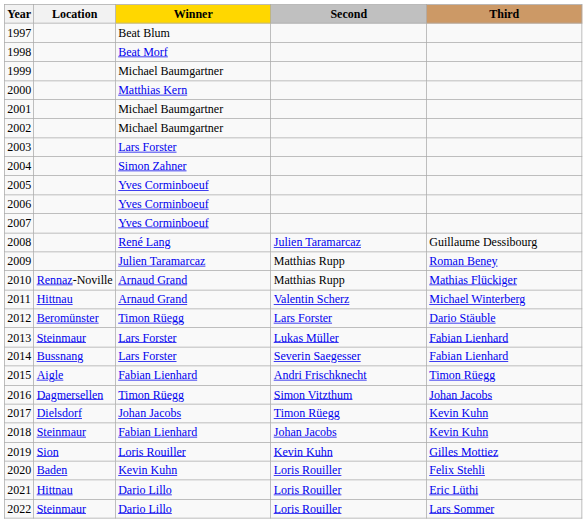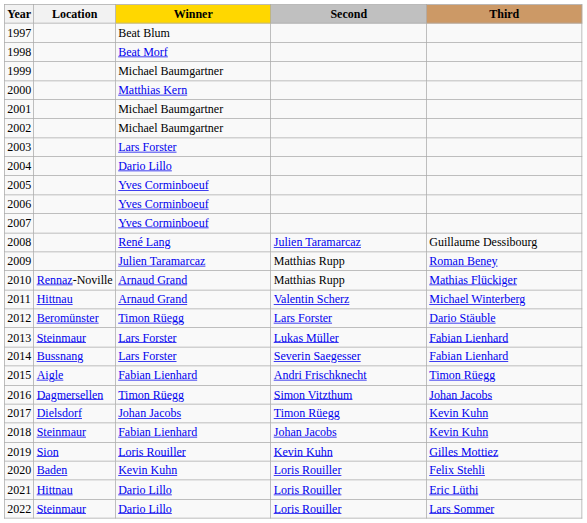(152, 166) Simon Zahner -> (145, 166) Dario Lillo
